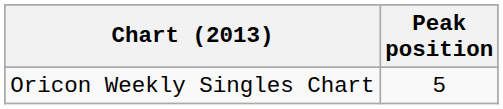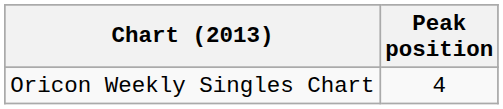(439, 86) 5 -> (439, 86) 4
